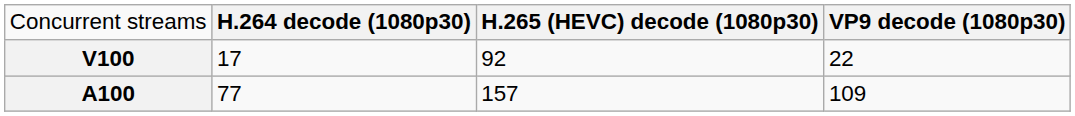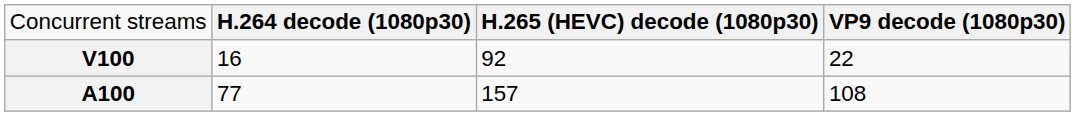(229, 57) 17 -> (229, 57) 16
(848, 93) 109 -> (848, 93) 108
